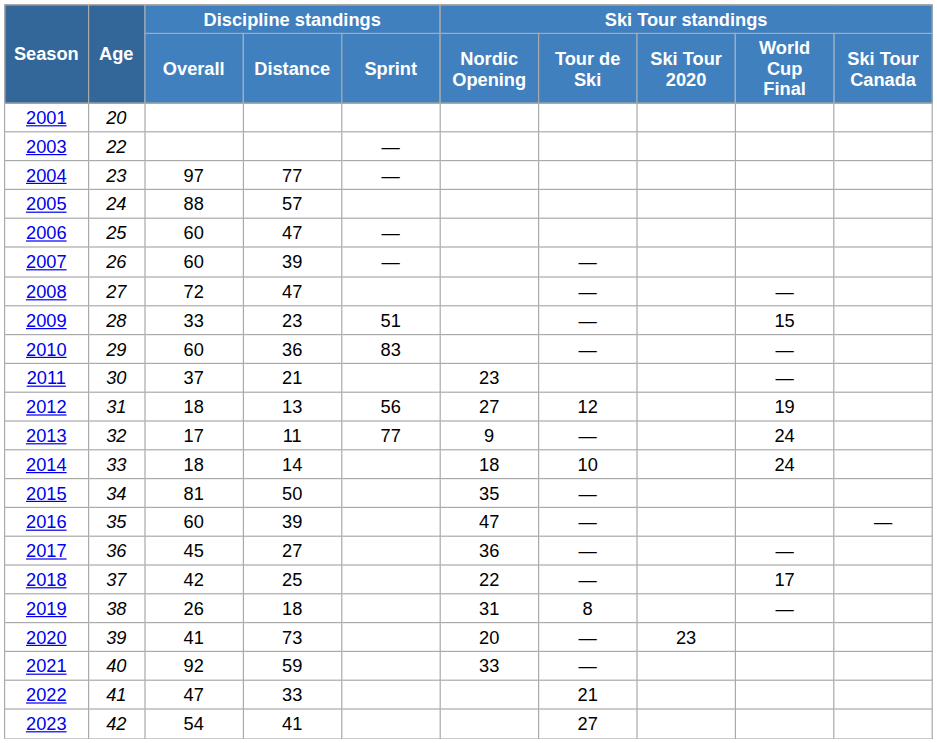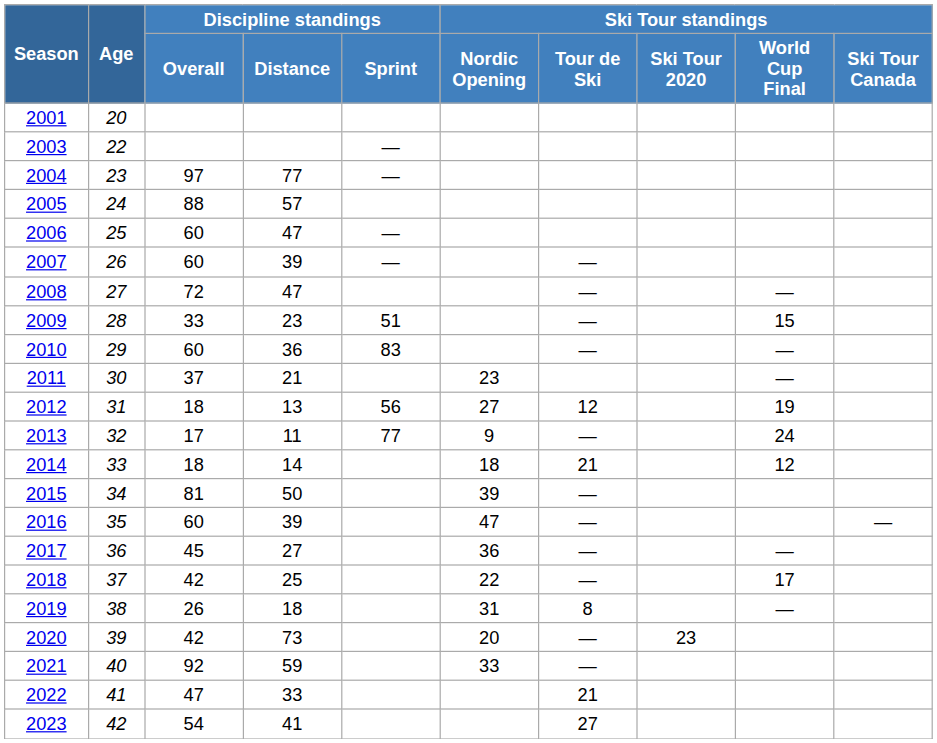(588, 464) 10 -> (588, 464) 21
(785, 464) 24 -> (785, 464) 12
(489, 493) 35 -> (489, 493) 39
(194, 638) 41 -> (194, 638) 42
